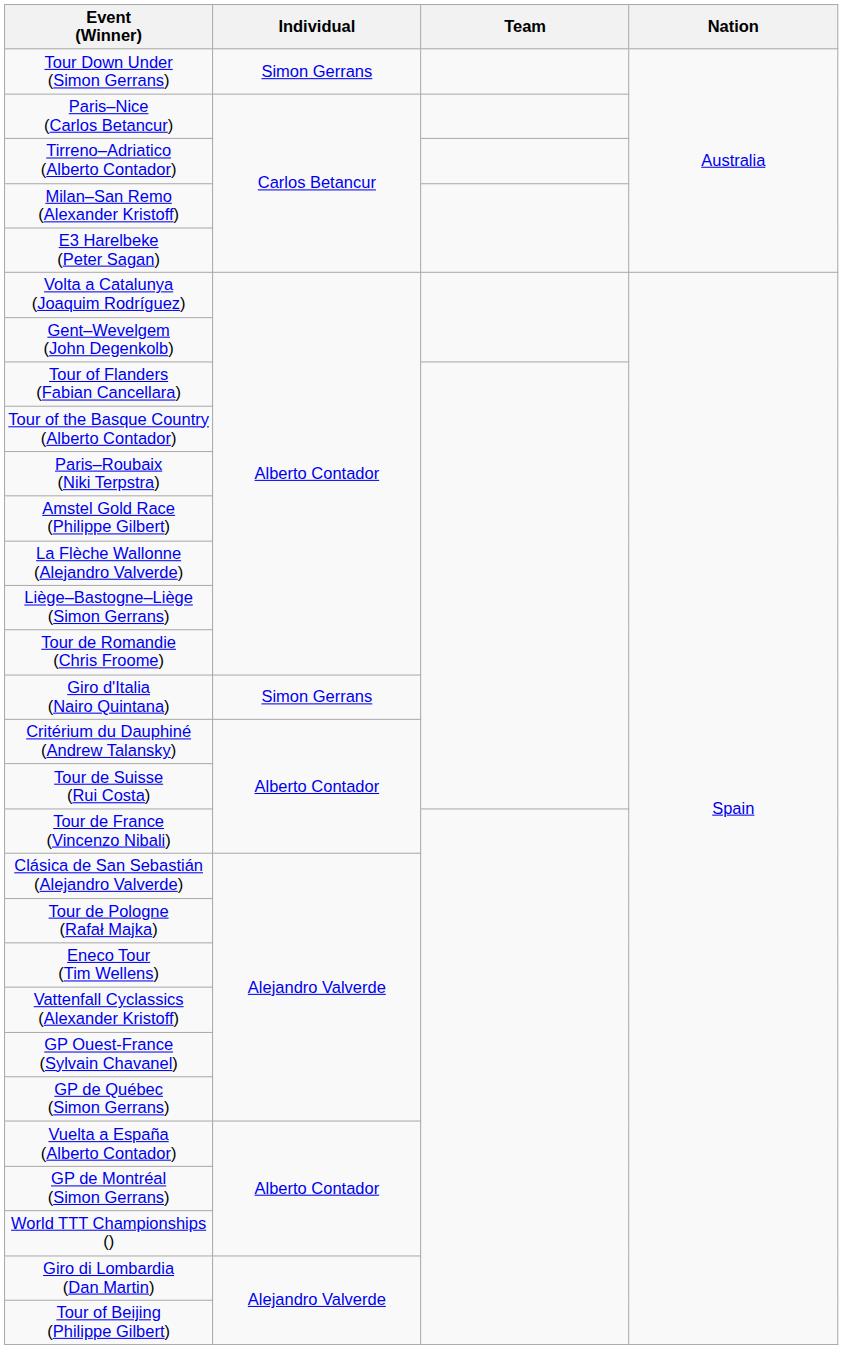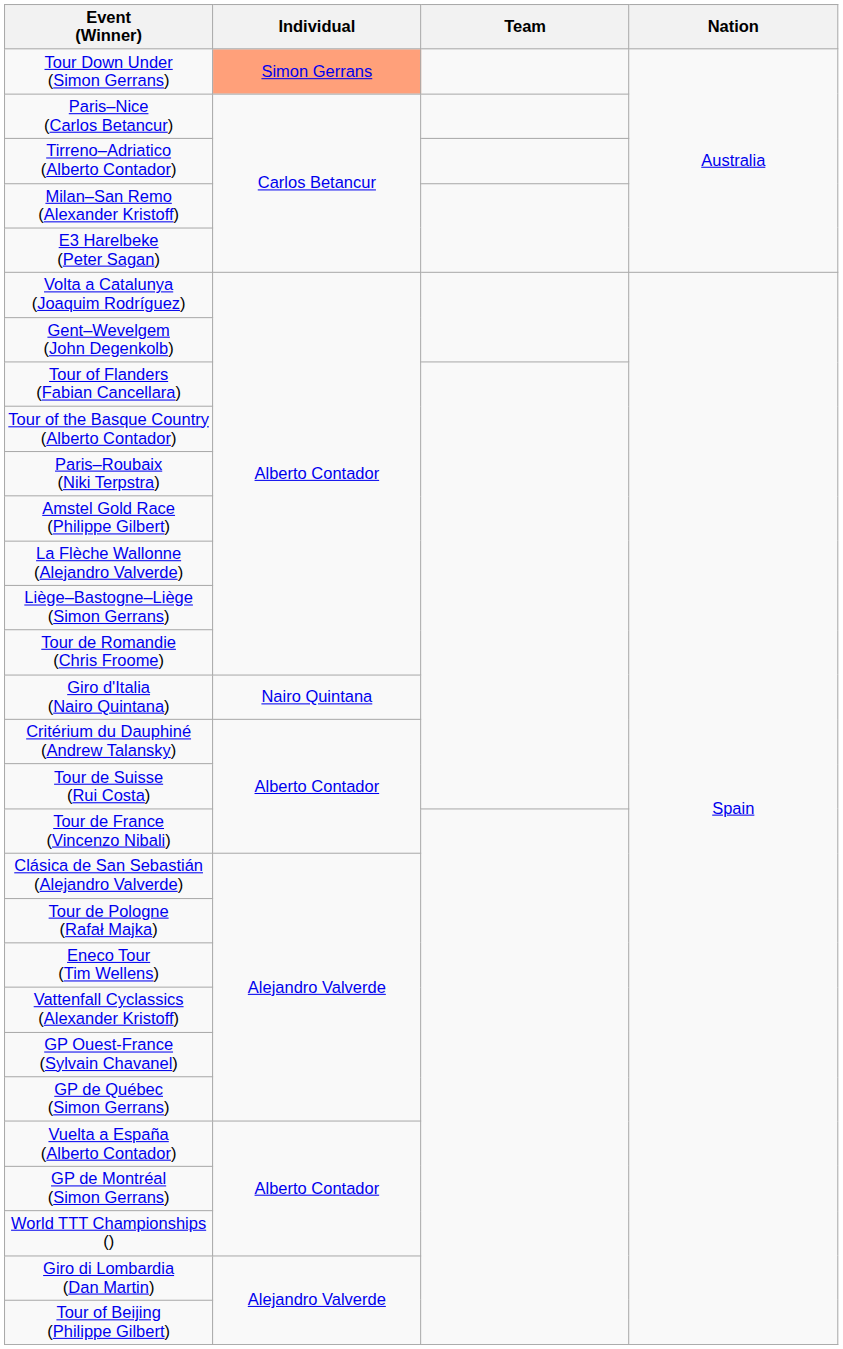(317, 71) no background -> (317, 71) lightsalmon background
(317, 696) Simon Gerrans -> (317, 696) Nairo Quintana
